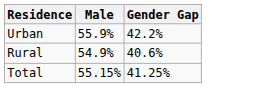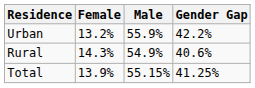+ column: (99, 14)
